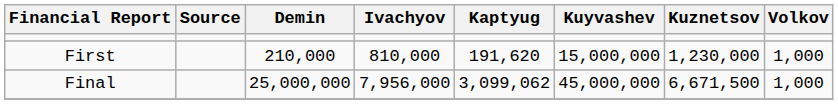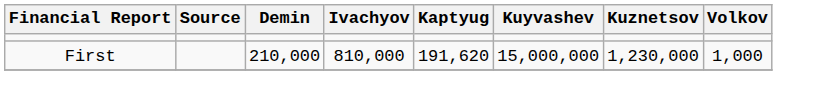- row: (90, 84)
